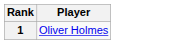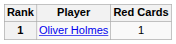+ column: (141, 13)
